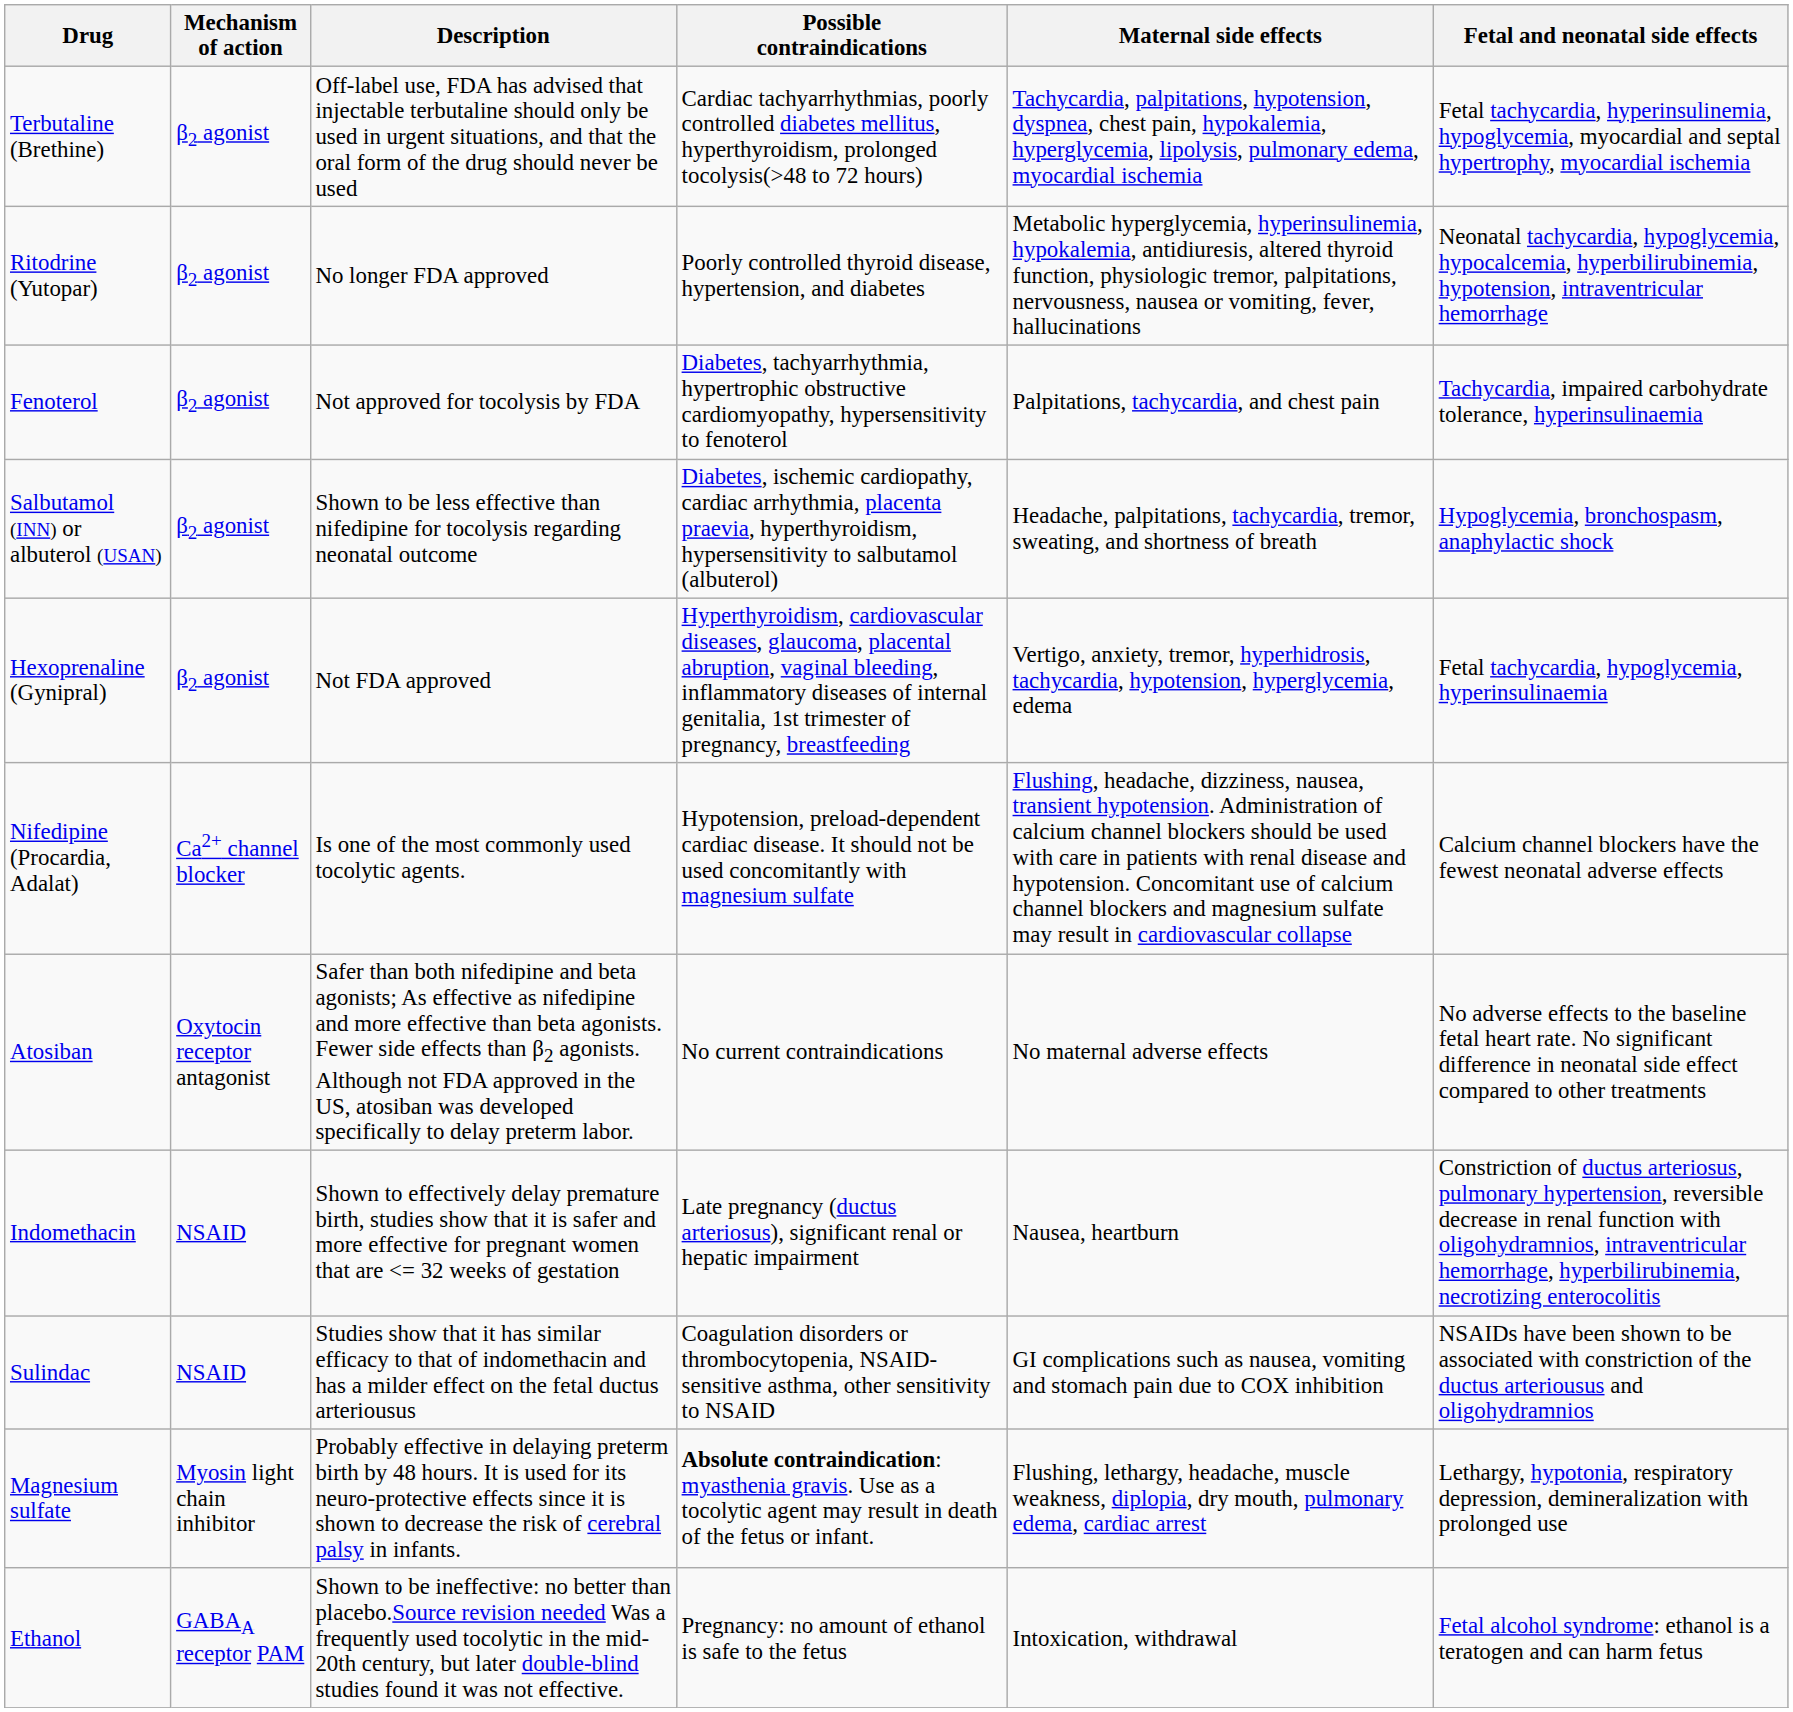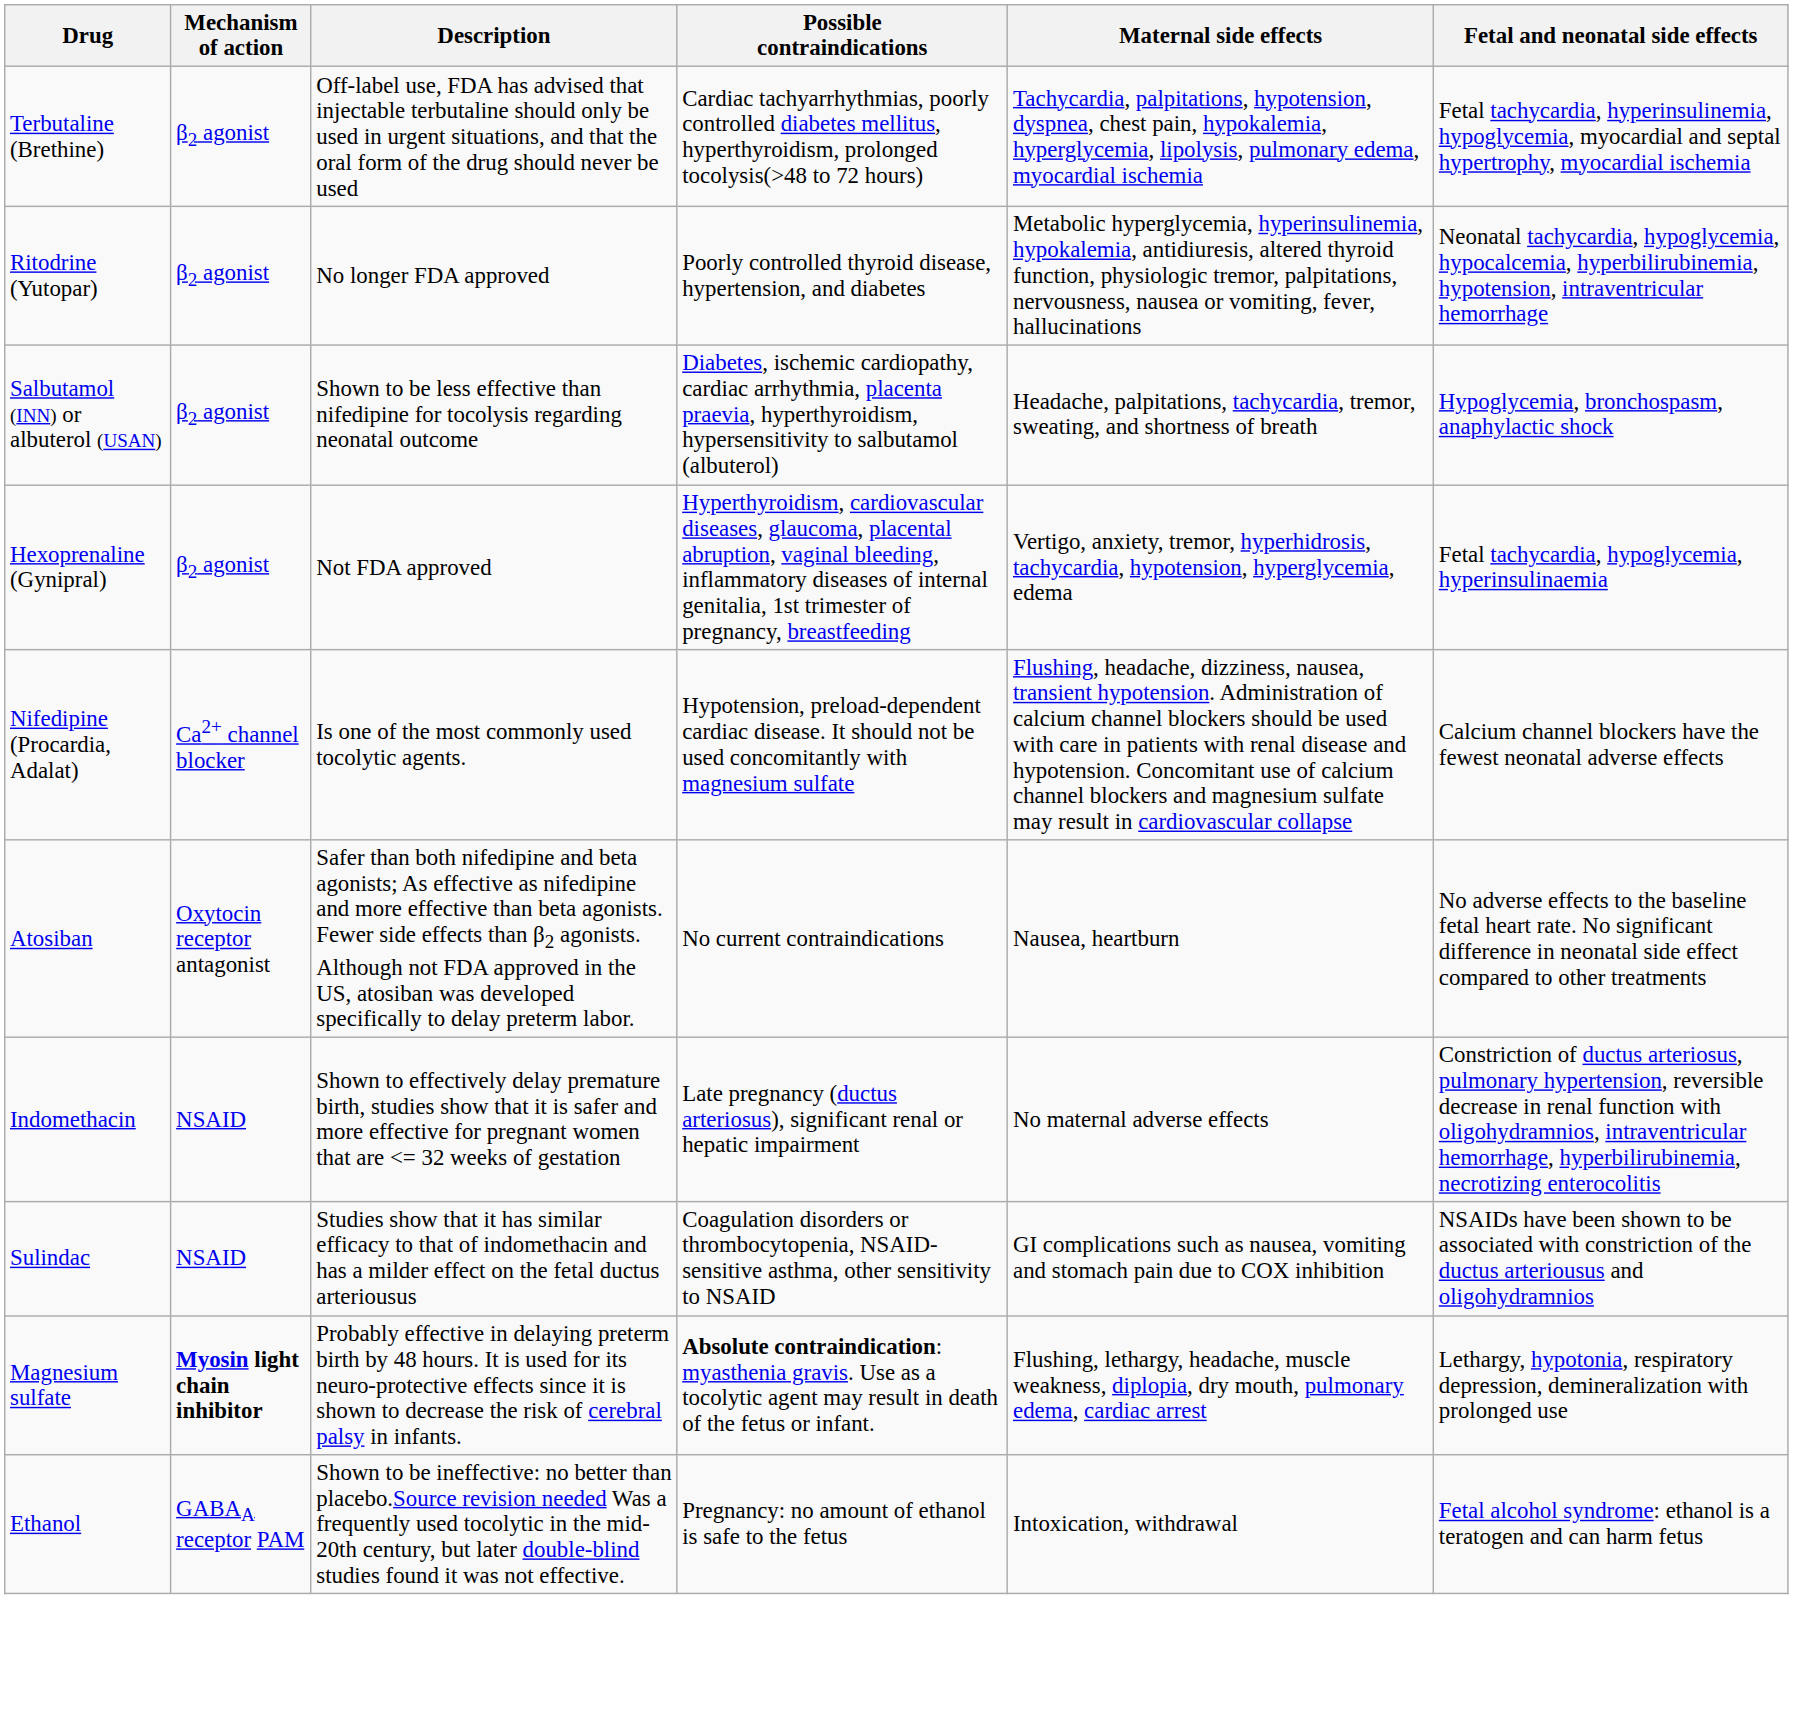- row: (54, 401)
(1140, 1051) No maternal adverse effects -> (1096, 938) Nausea, heartburn
(1096, 1232) Nausea, heartburn -> (1141, 1119) No maternal adverse effects
(235, 1498) normal -> (237, 1384) bold
